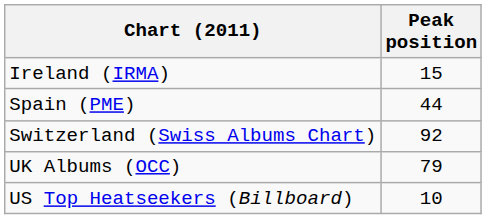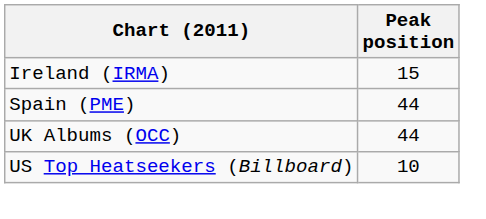- row: (193, 136)
(431, 167) 79 -> (408, 136) 44
